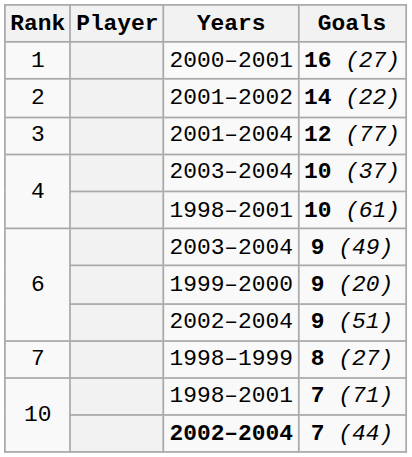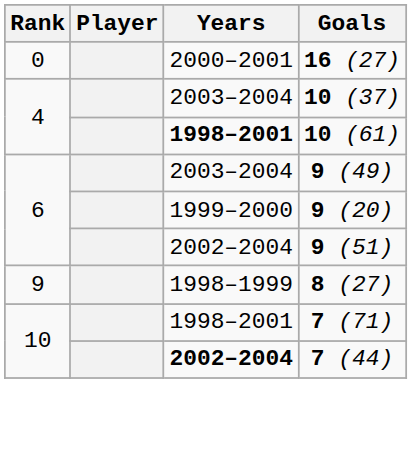(38, 61) 1 -> (38, 61) 0
- row: (352, 98)
- row: (352, 135)
(231, 210) normal -> (231, 135) bold
(38, 359) 7 -> (38, 285) 9
